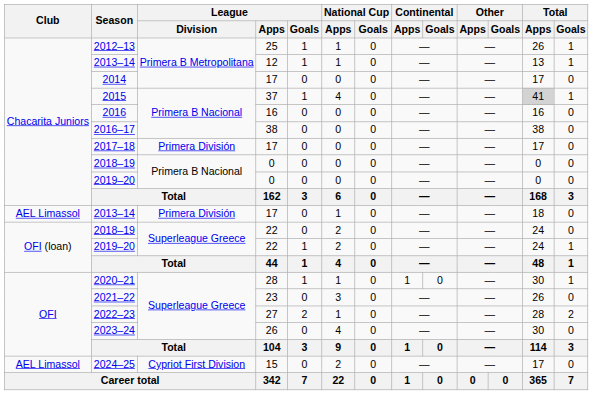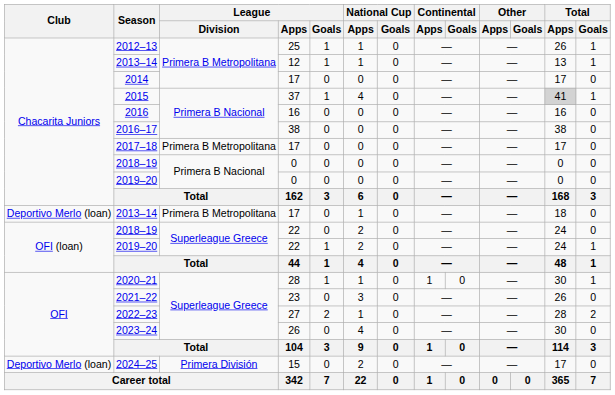(197, 146) Primera División -> (219, 146) Primera B Metropolitana
(48, 213) AEL Limassol -> (59, 213) Deportivo Merlo (loan)
(197, 213) Primera División -> (219, 213) Primera B Metropolitana
(48, 364) AEL Limassol -> (59, 364) Deportivo Merlo (loan)
(197, 364) Cypriot First Division -> (219, 364) Primera División
